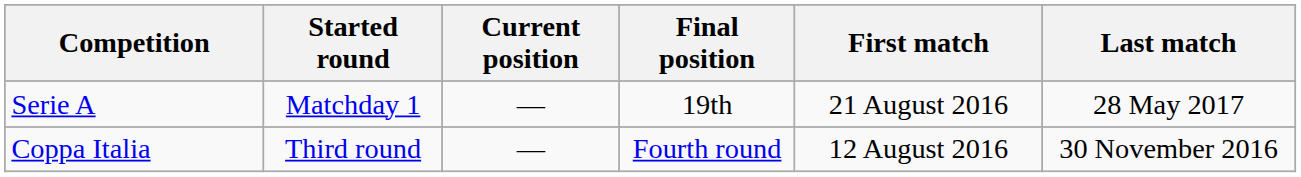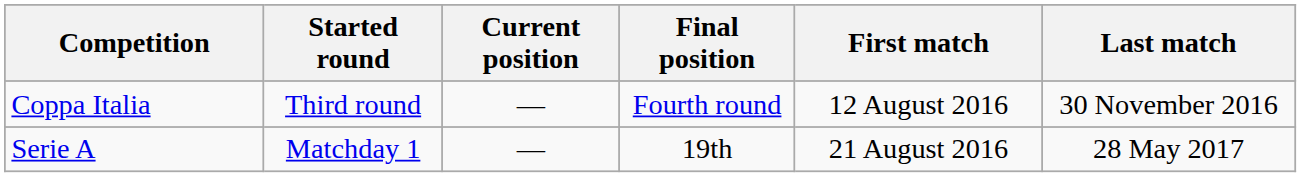rows swapped: (53, 103) <-> (81, 148)
